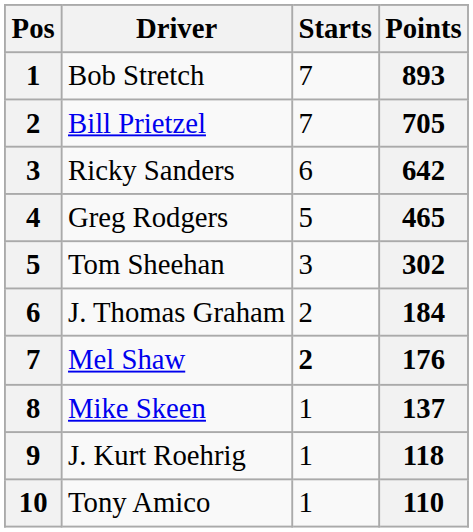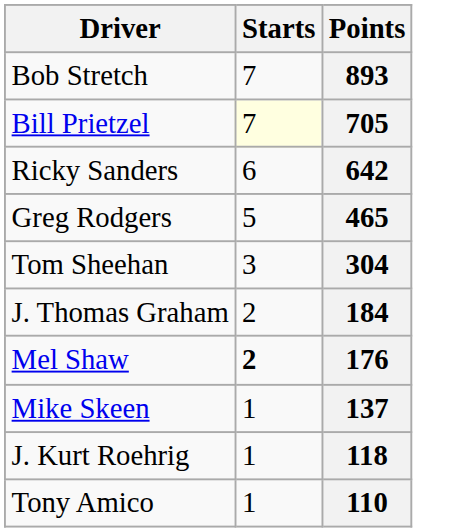- column: (33, 28)
(306, 123) no background -> (249, 123) lightyellow background
(423, 265) 302 -> (367, 265) 304
